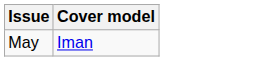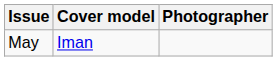+ column: (215, 17)
